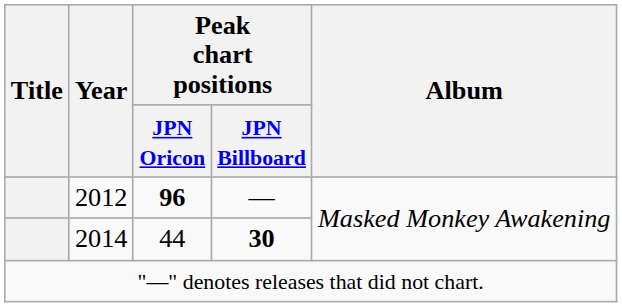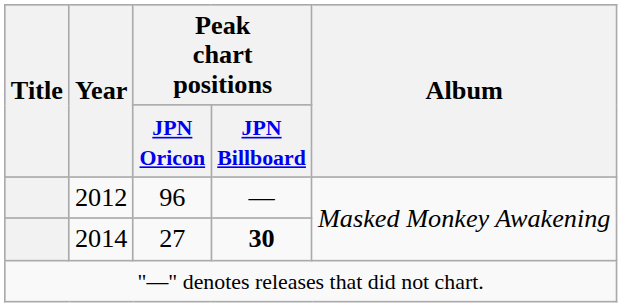(172, 197) bold -> (172, 197) normal
(172, 238) 44 -> (172, 238) 27
